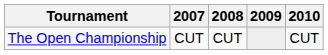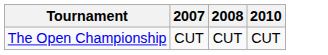- column: (266, 16)
